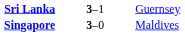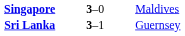rows swapped: (30, 8) <-> (30, 25)
